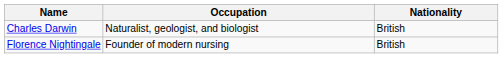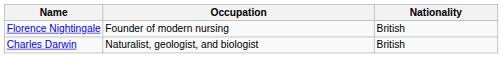rows swapped: (42, 28) <-> (54, 45)
